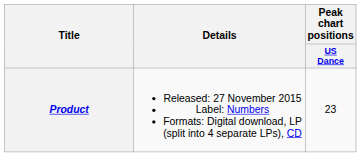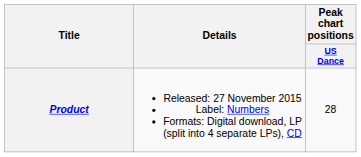(331, 110) 23 -> (331, 110) 28
